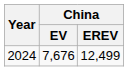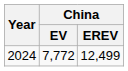(58, 55) 7,676 -> (58, 55) 7,772
